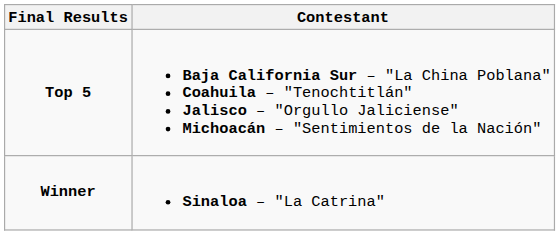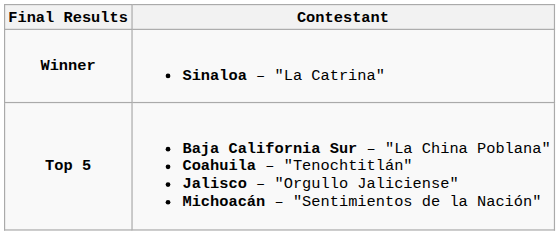rows swapped: (68, 193) <-> (68, 93)
